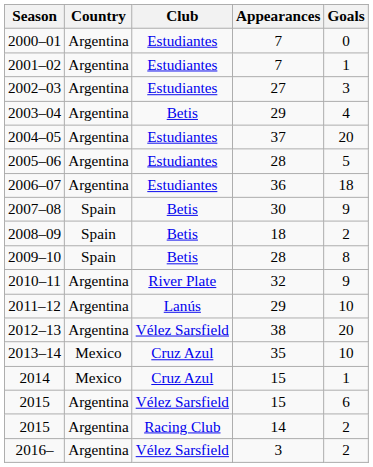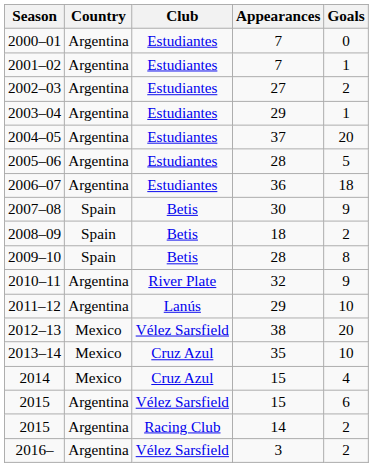(346, 88) 3 -> (346, 88) 2
(182, 112) Betis -> (182, 112) Estudiantes
(346, 112) 4 -> (346, 112) 1
(98, 329) Argentina -> (98, 329) Mexico
(346, 378) 1 -> (346, 378) 4
